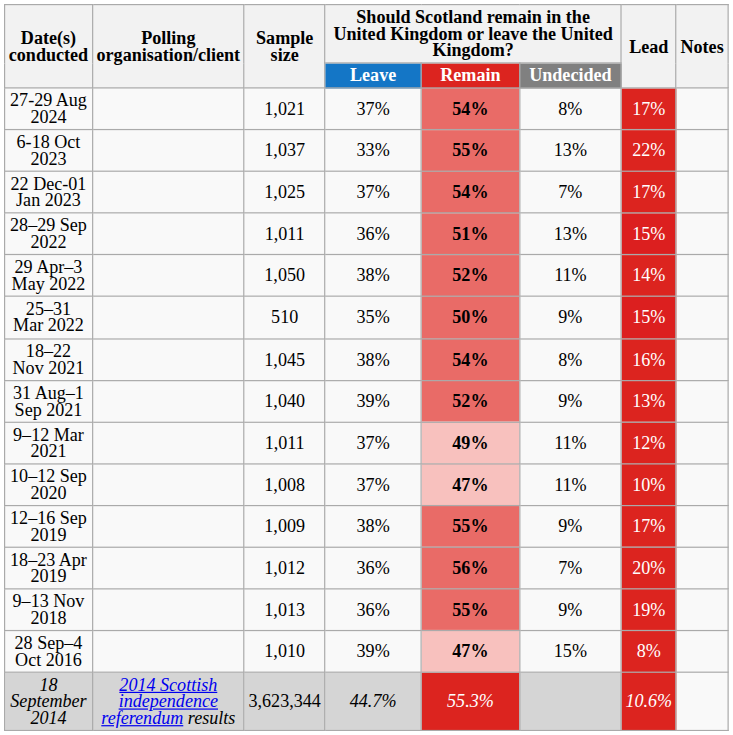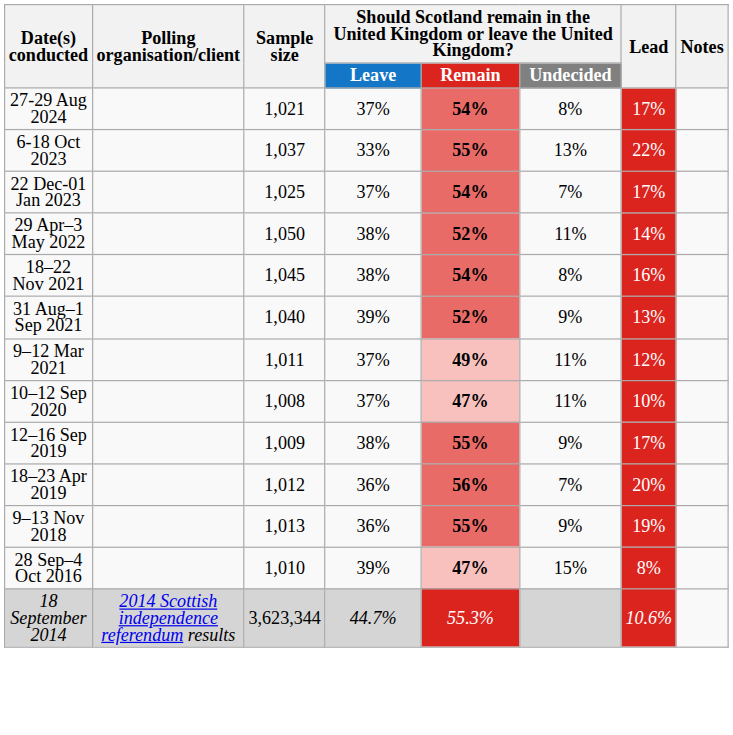- row: (48, 234)
- row: (48, 317)
